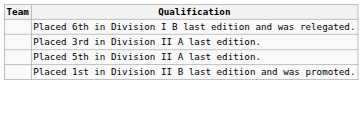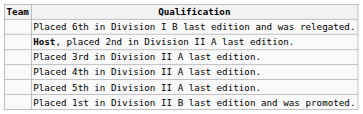+ row: (164, 42)
+ row: (147, 72)
